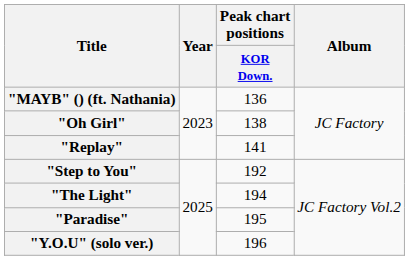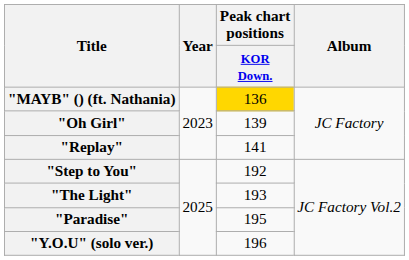(255, 98) no background -> (255, 98) gold background
(255, 123) 138 -> (255, 123) 139
(255, 195) 194 -> (255, 195) 193
